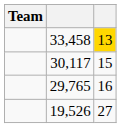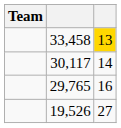(105, 63) 15 -> (105, 63) 14
